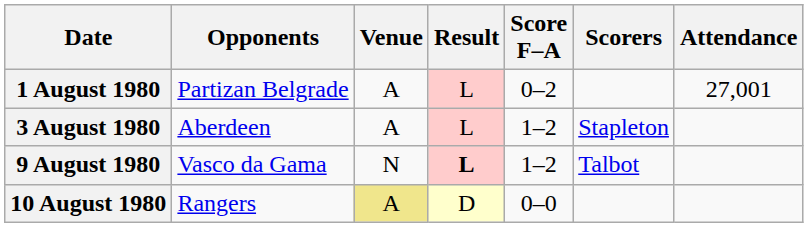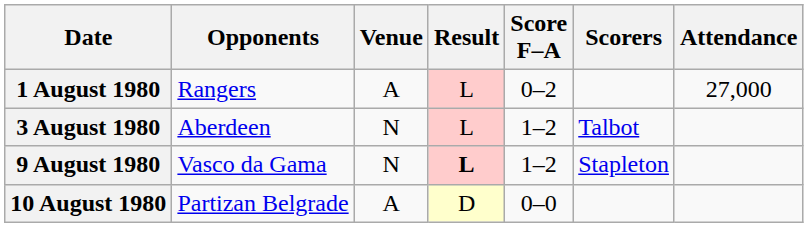(263, 88) Partizan Belgrade -> (217, 88) Rangers
(739, 88) 27,001 -> (739, 88) 27,000
(391, 126) A -> (391, 126) N
(624, 126) Stapleton -> (609, 126) Talbot
(609, 164) Talbot -> (624, 164) Stapleton
(217, 202) Rangers -> (263, 202) Partizan Belgrade
(391, 202) khaki background -> (391, 202) no background
